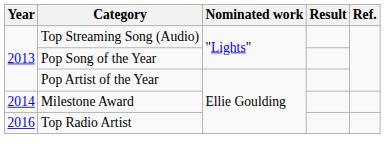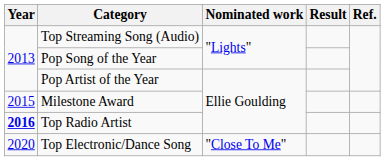(21, 101) 2014 -> (21, 101) 2015
(21, 123) normal -> (21, 123) bold
+ row: (116, 144)
